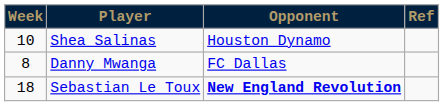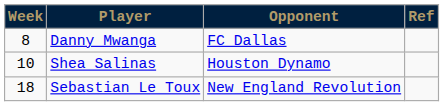rows swapped: (103, 64) <-> (103, 40)
(304, 88) bold -> (304, 88) normal
